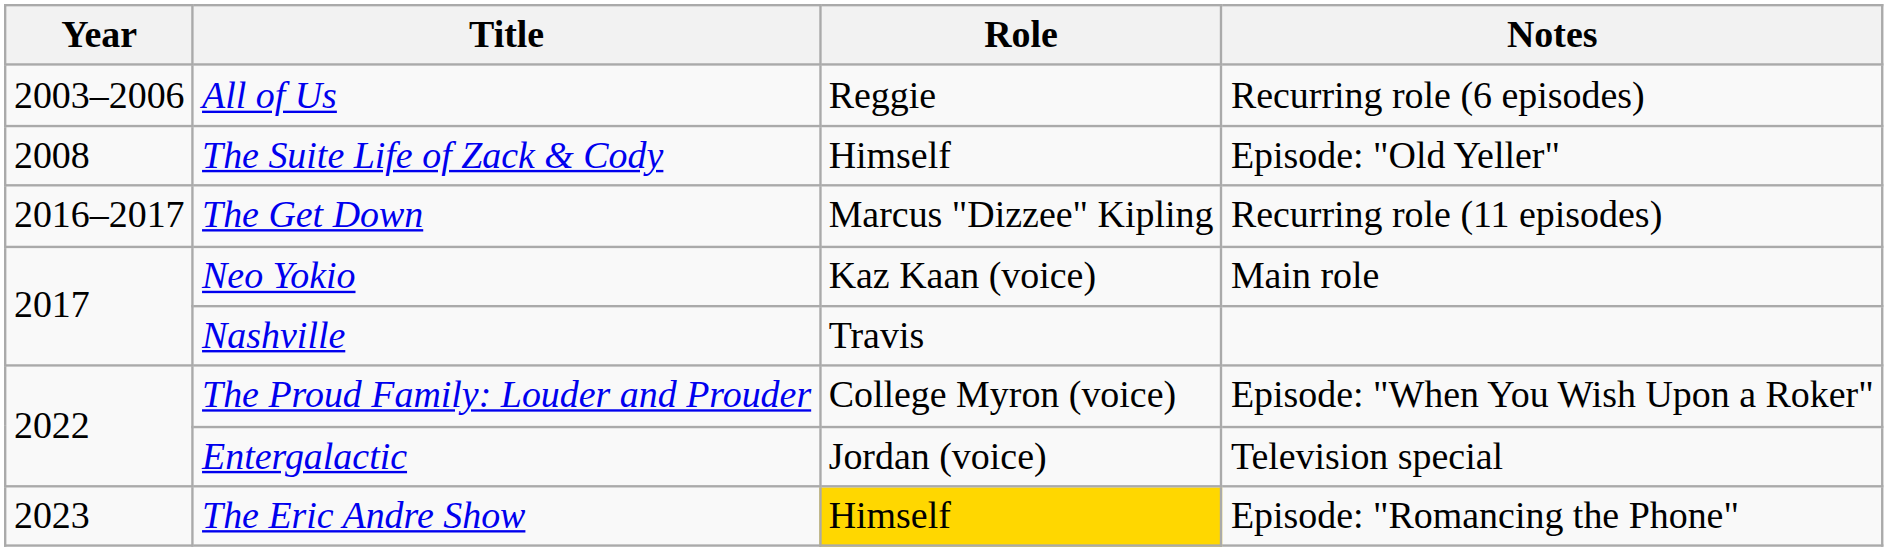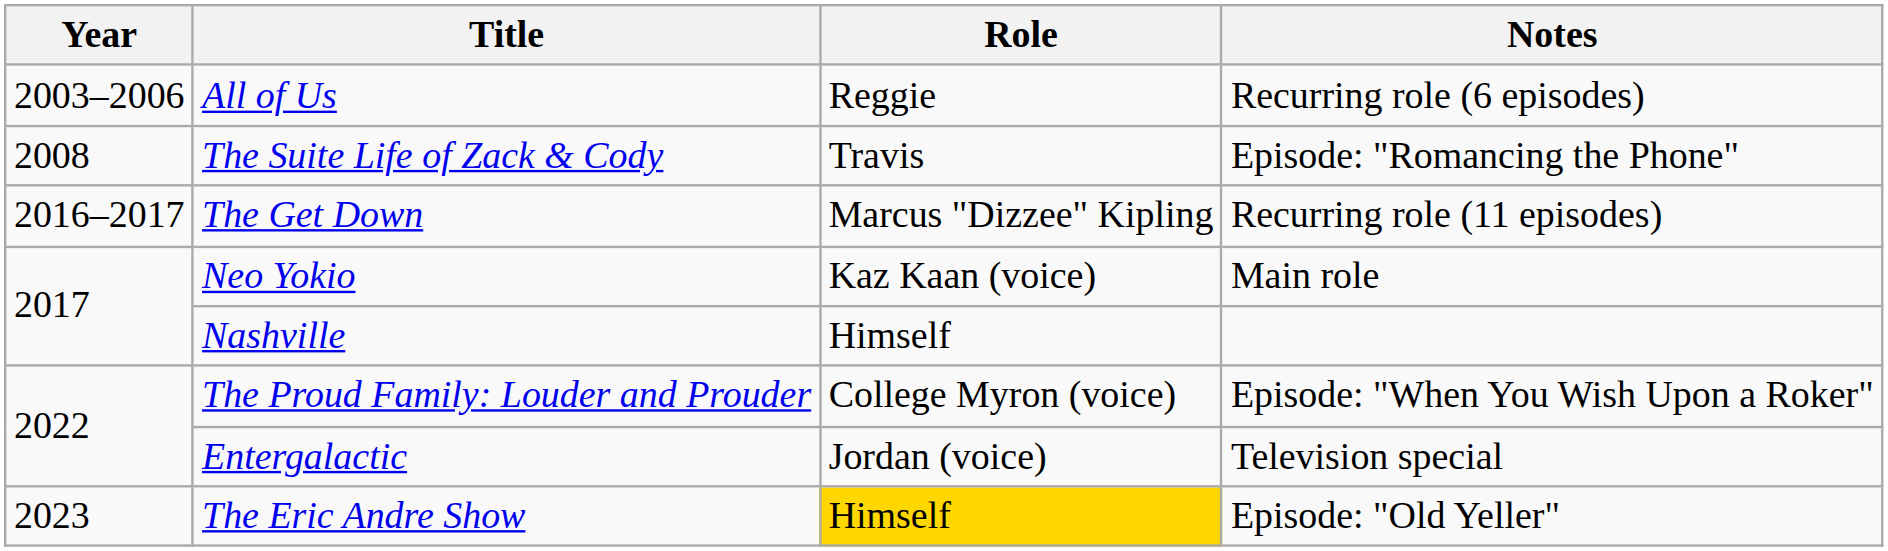(890, 154) Himself -> (876, 154) Travis
(1395, 154) Episode: "Old Yeller" -> (1485, 154) Episode: "Romancing the Phone"
(876, 335) Travis -> (890, 335) Himself
(1485, 515) Episode: "Romancing the Phone" -> (1395, 515) Episode: "Old Yeller"
